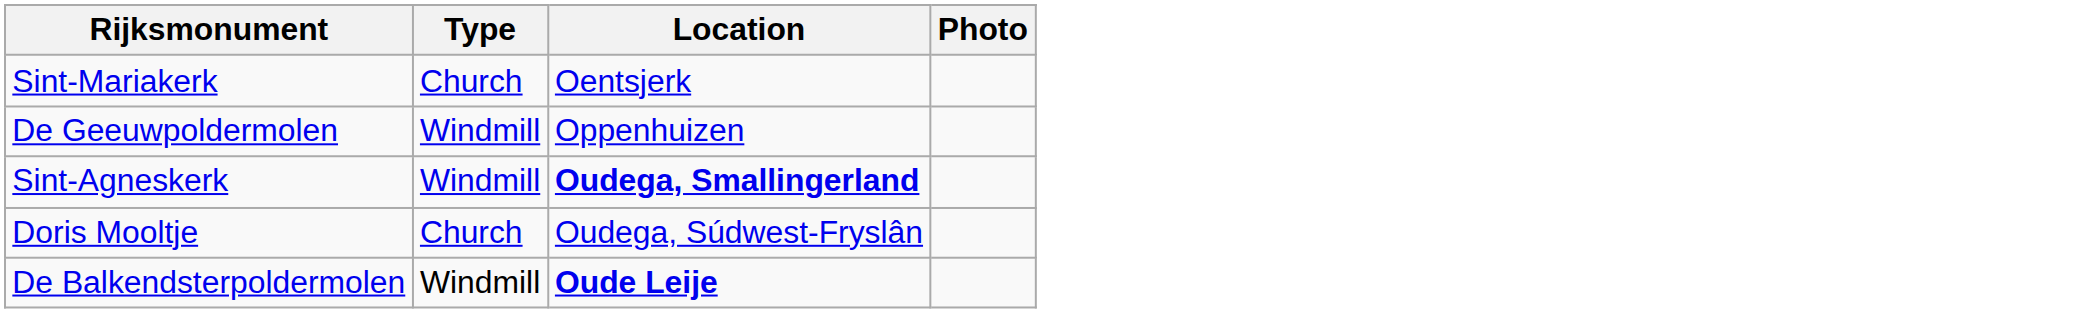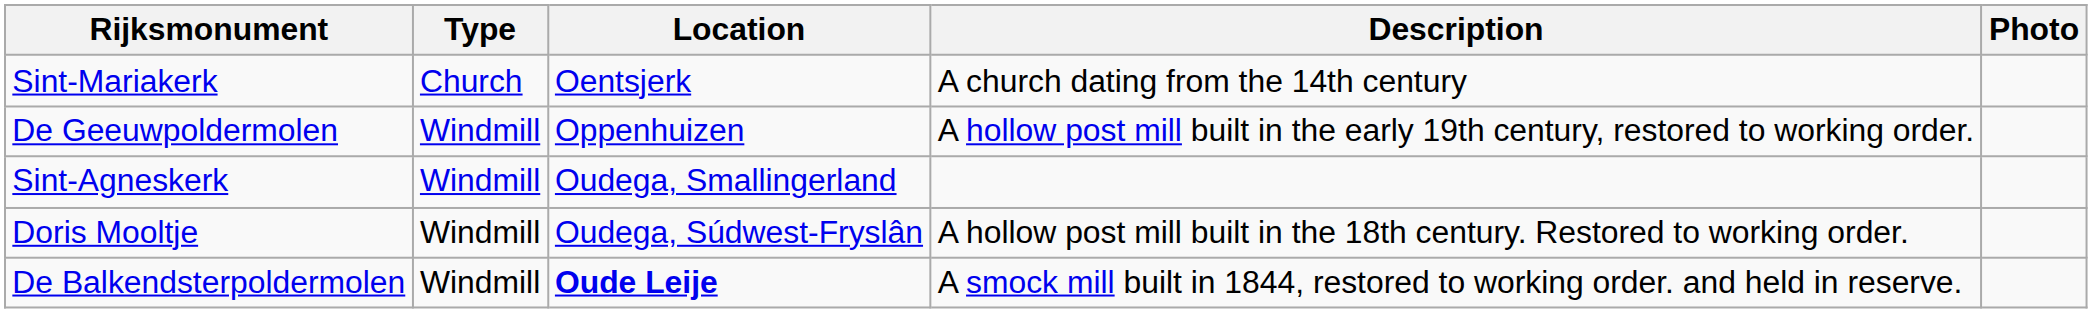+ column: (1456, 29)
(737, 181) bold -> (726, 181) normal
(471, 231) Church -> (480, 231) Windmill
